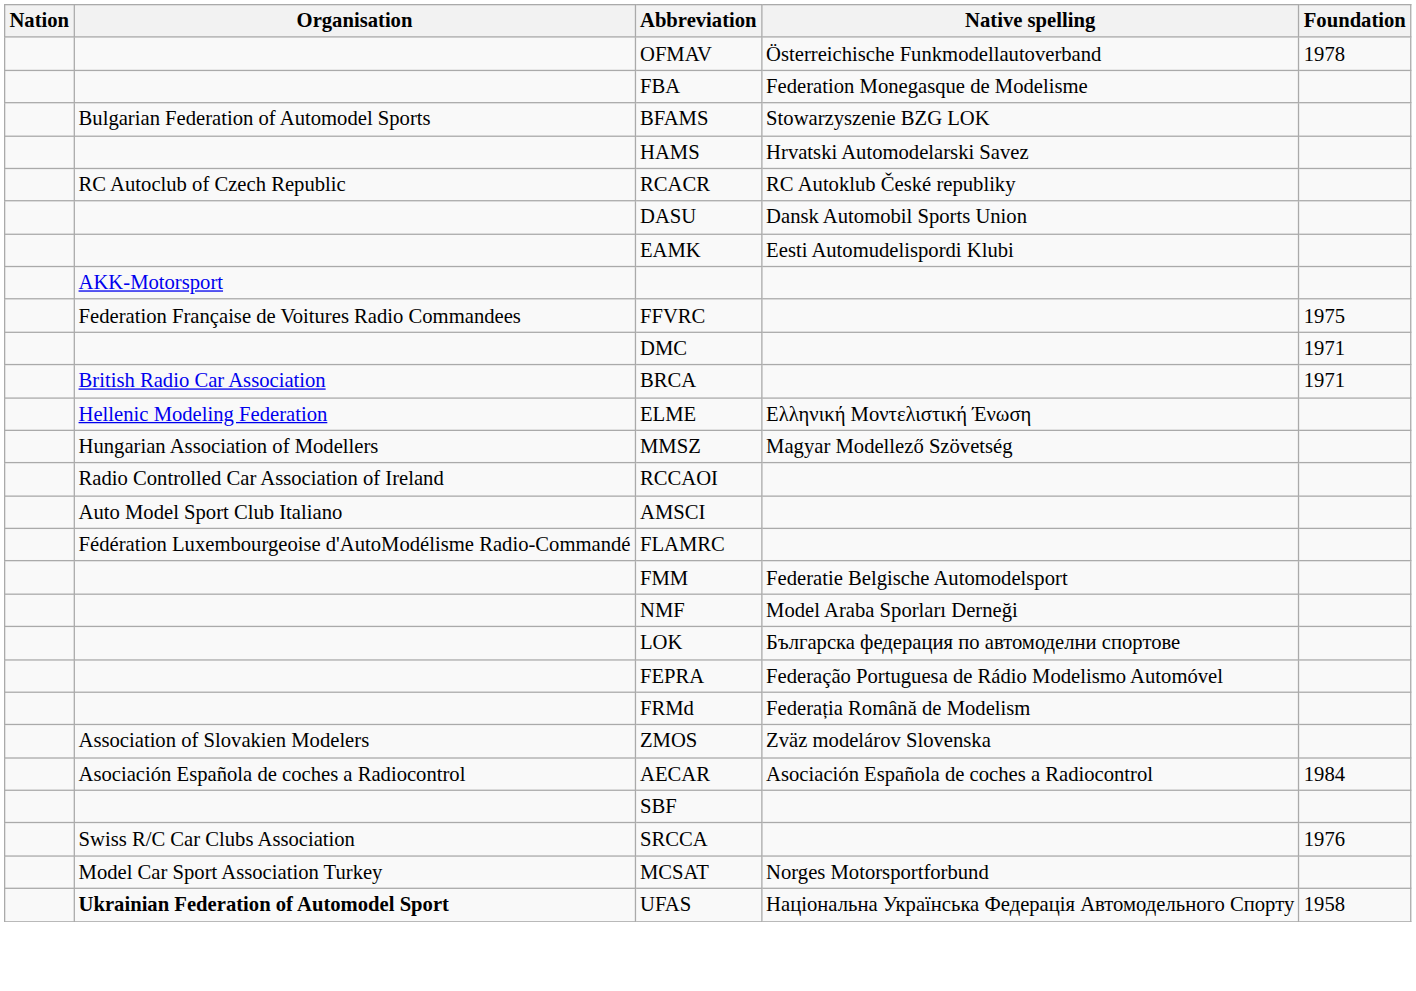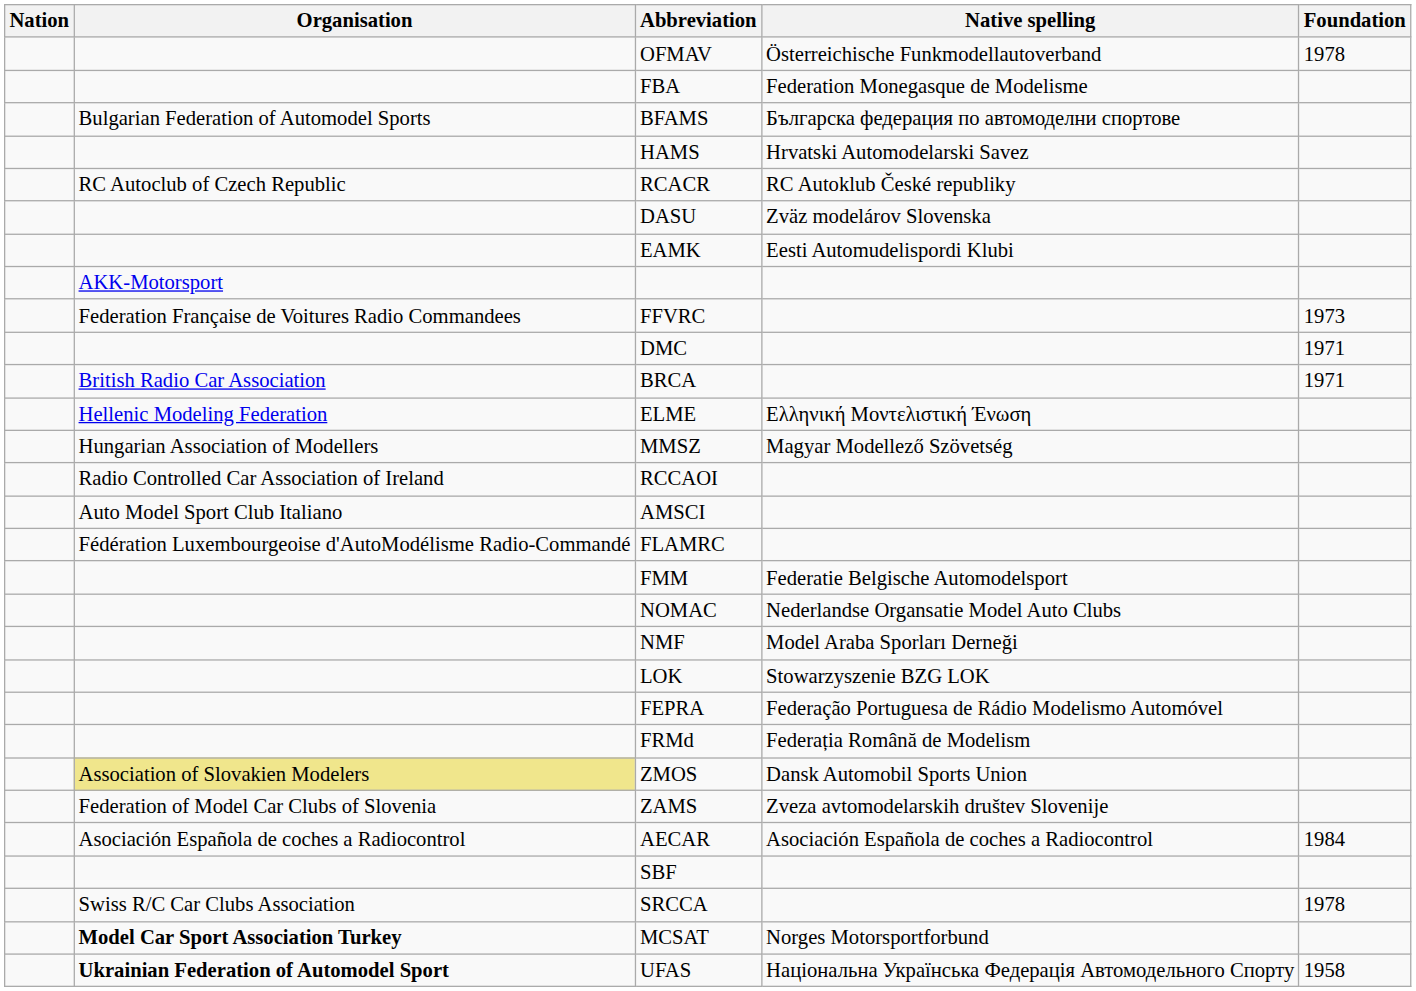(878, 119) Stowarzyszenie BZG LOK -> (973, 119) Българска федерация по автомоделни спортове
(897, 217) Dansk Automobil Sports Union -> (878, 217) Zväz modelárov Slovenska
(1324, 315) 1975 -> (1324, 315) 1973
+ row: (678, 610)
(973, 642) Българска федерация по автомоделни спортове -> (878, 675) Stowarzyszenie BZG LOK
(224, 741) no background -> (224, 773) khaki background
(878, 741) Zväz modelárov Slovenska -> (897, 773) Dansk Automobil Sports Union
+ row: (669, 806)
(1324, 839) 1976 -> (1324, 904) 1978
(230, 871) normal -> (240, 937) bold
